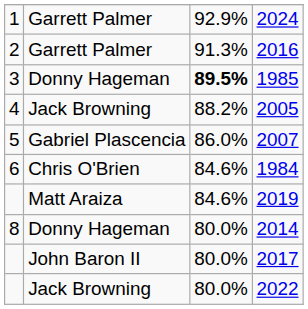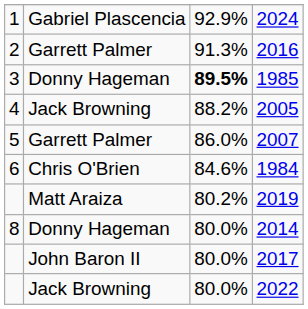(90, 19) Garrett Palmer -> (107, 19) Gabriel Plascencia
(107, 139) Gabriel Plascencia -> (90, 139) Garrett Palmer
(221, 199) 84.6% -> (221, 199) 80.2%
